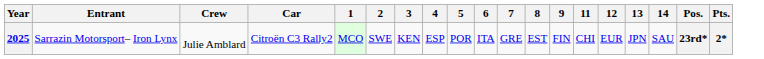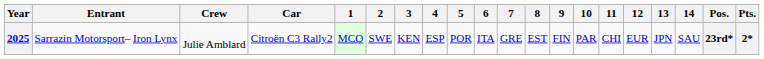+ column: (586, 13)
